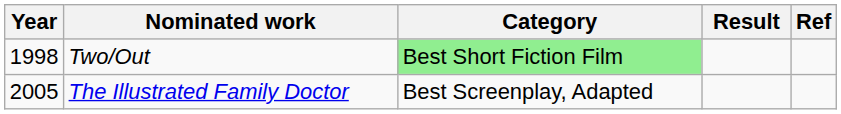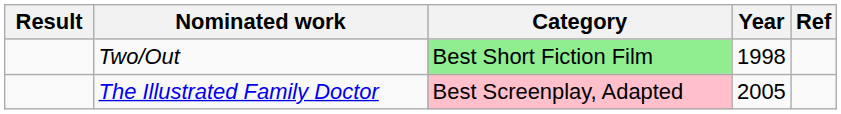columns swapped: (34, 21) <-> (746, 21)
(528, 91) no background -> (558, 91) pink background
